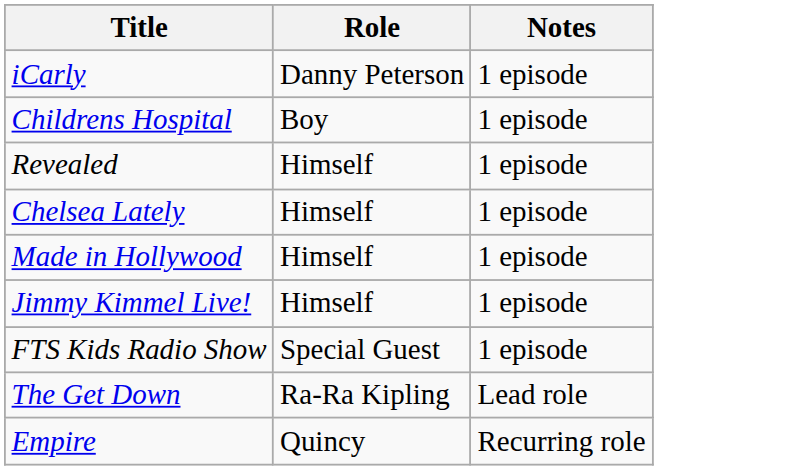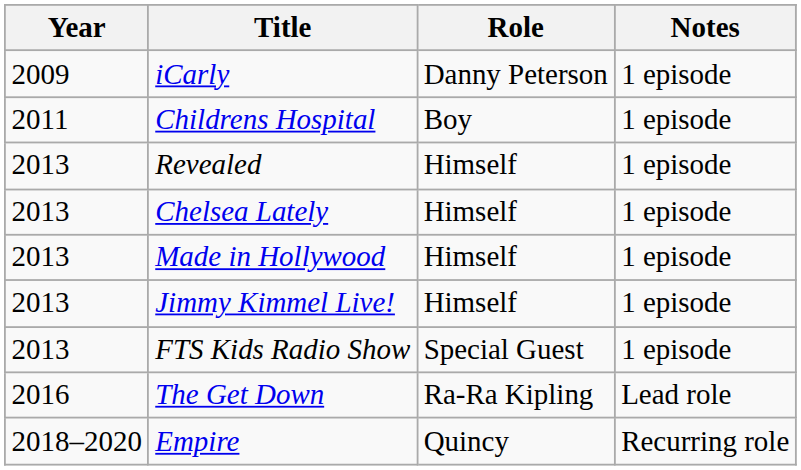+ column: (77, 27)
